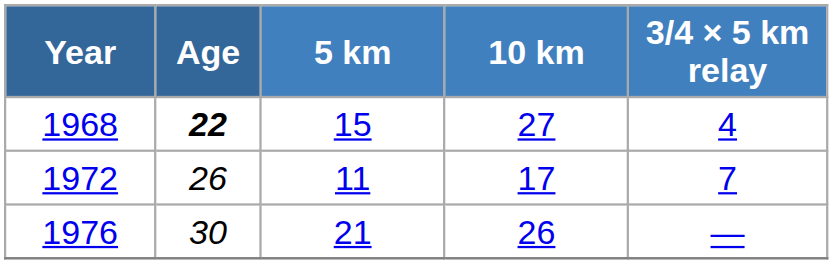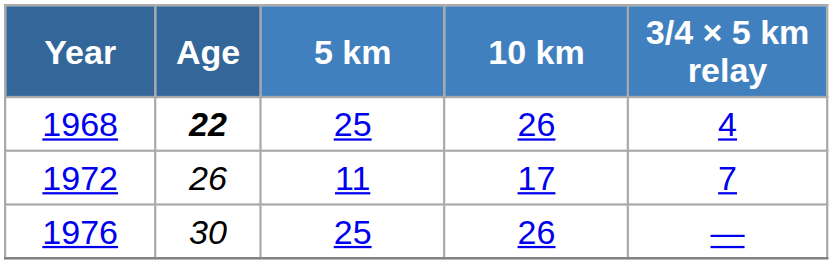(353, 124) 15 -> (353, 124) 25
(536, 124) 27 -> (536, 124) 26
(353, 232) 21 -> (353, 232) 25
